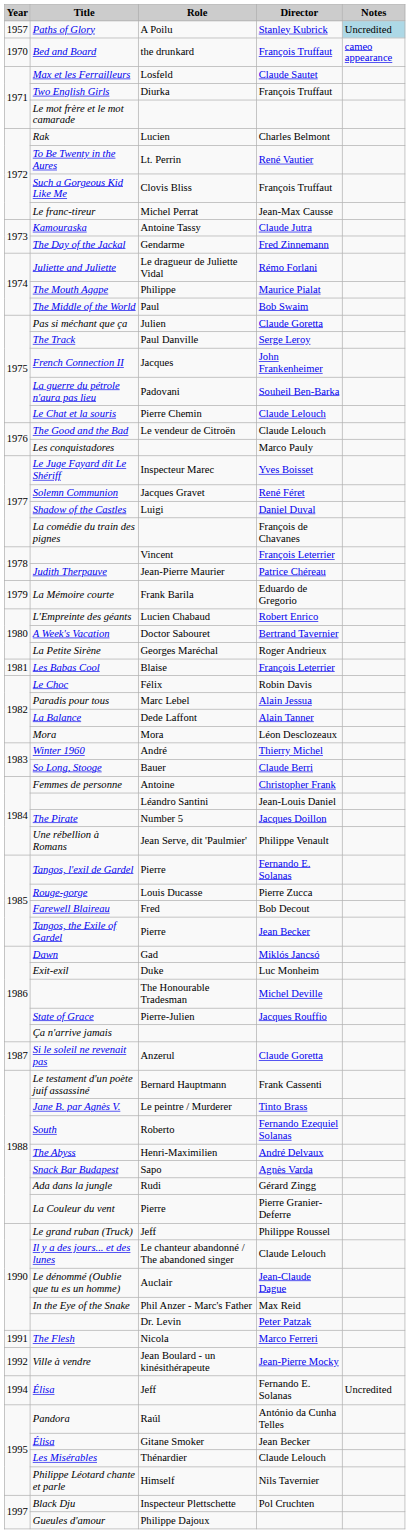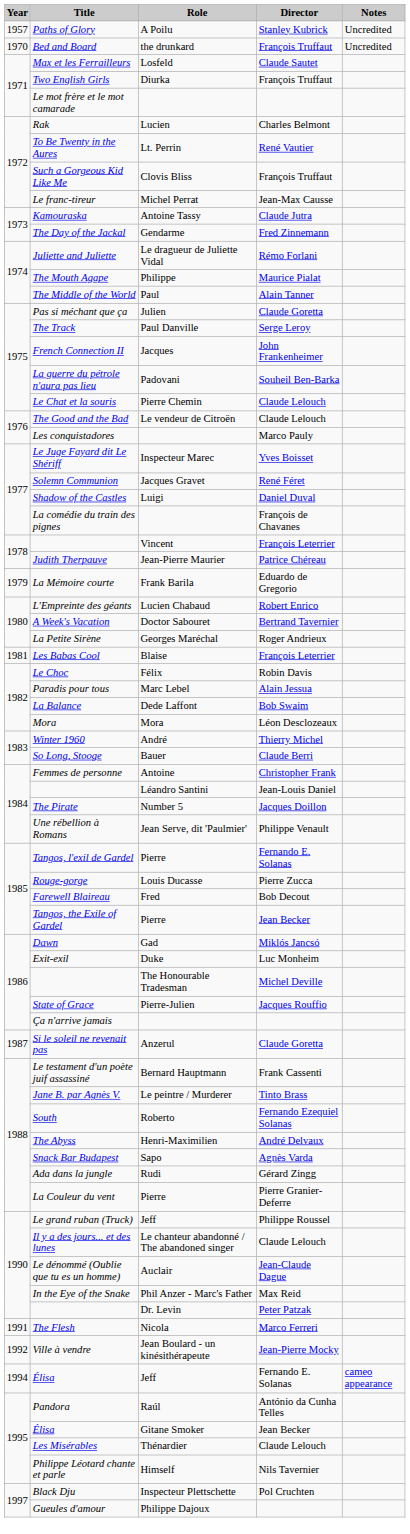(368, 29) lightblue background -> (368, 29) no background
(369, 52) cameo appearance -> (368, 46) Uncredited
(284, 306) Bob Swaim -> (286, 294) Alain Tanner
(286, 717) Alain Tanner -> (284, 705) Bob Swaim
(368, 1390) Uncredited -> (369, 1378) cameo appearance
